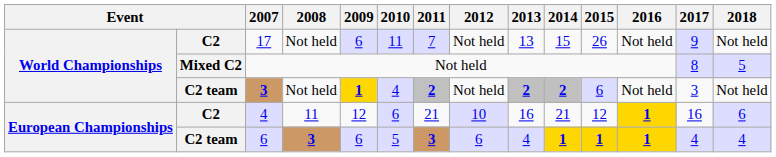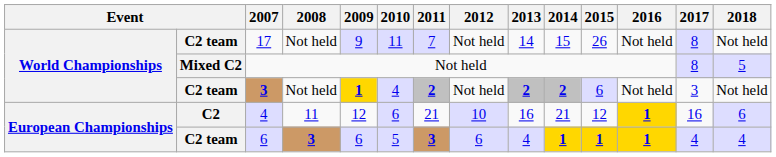(211, 41) C2 -> (211, 41) C2 team
(359, 41) 6 -> (359, 41) 9
(526, 41) 13 -> (526, 41) 14
(694, 41) 9 -> (694, 41) 8
